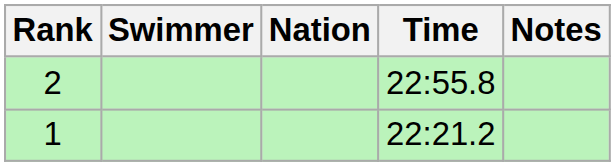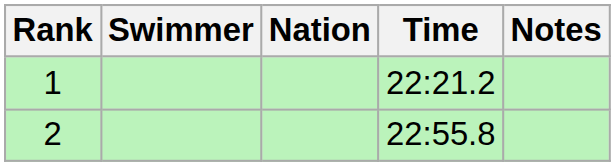rows swapped: (53, 134) <-> (53, 82)
